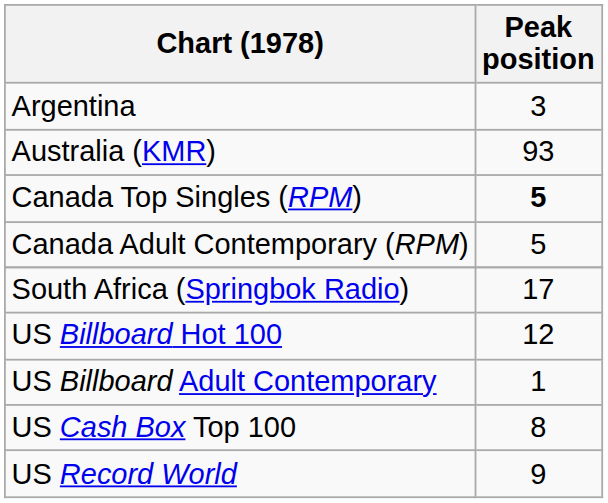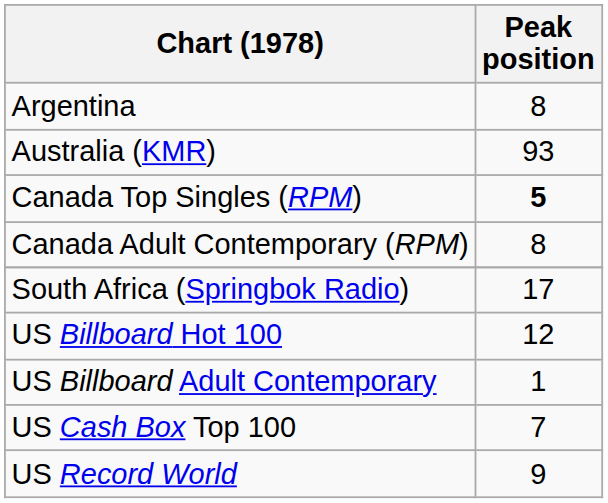(538, 105) 3 -> (538, 105) 8
(538, 243) 5 -> (538, 243) 8
(538, 427) 8 -> (538, 427) 7
